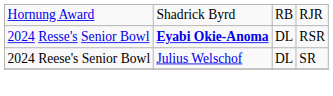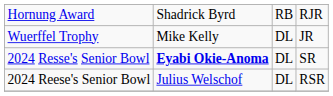+ row: (53, 36)
(312, 36) RSR -> (308, 58) SR
(308, 58) SR -> (312, 79) RSR
